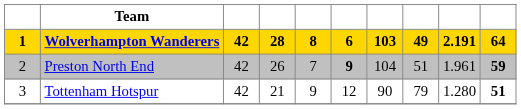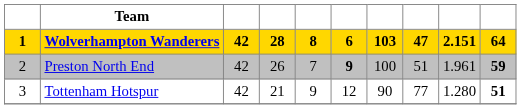(421, 41) 49 -> (421, 41) 47
(459, 41) 2.191 -> (459, 41) 2.151
(385, 66) 104 -> (385, 66) 100
(421, 91) 79 -> (421, 91) 77
